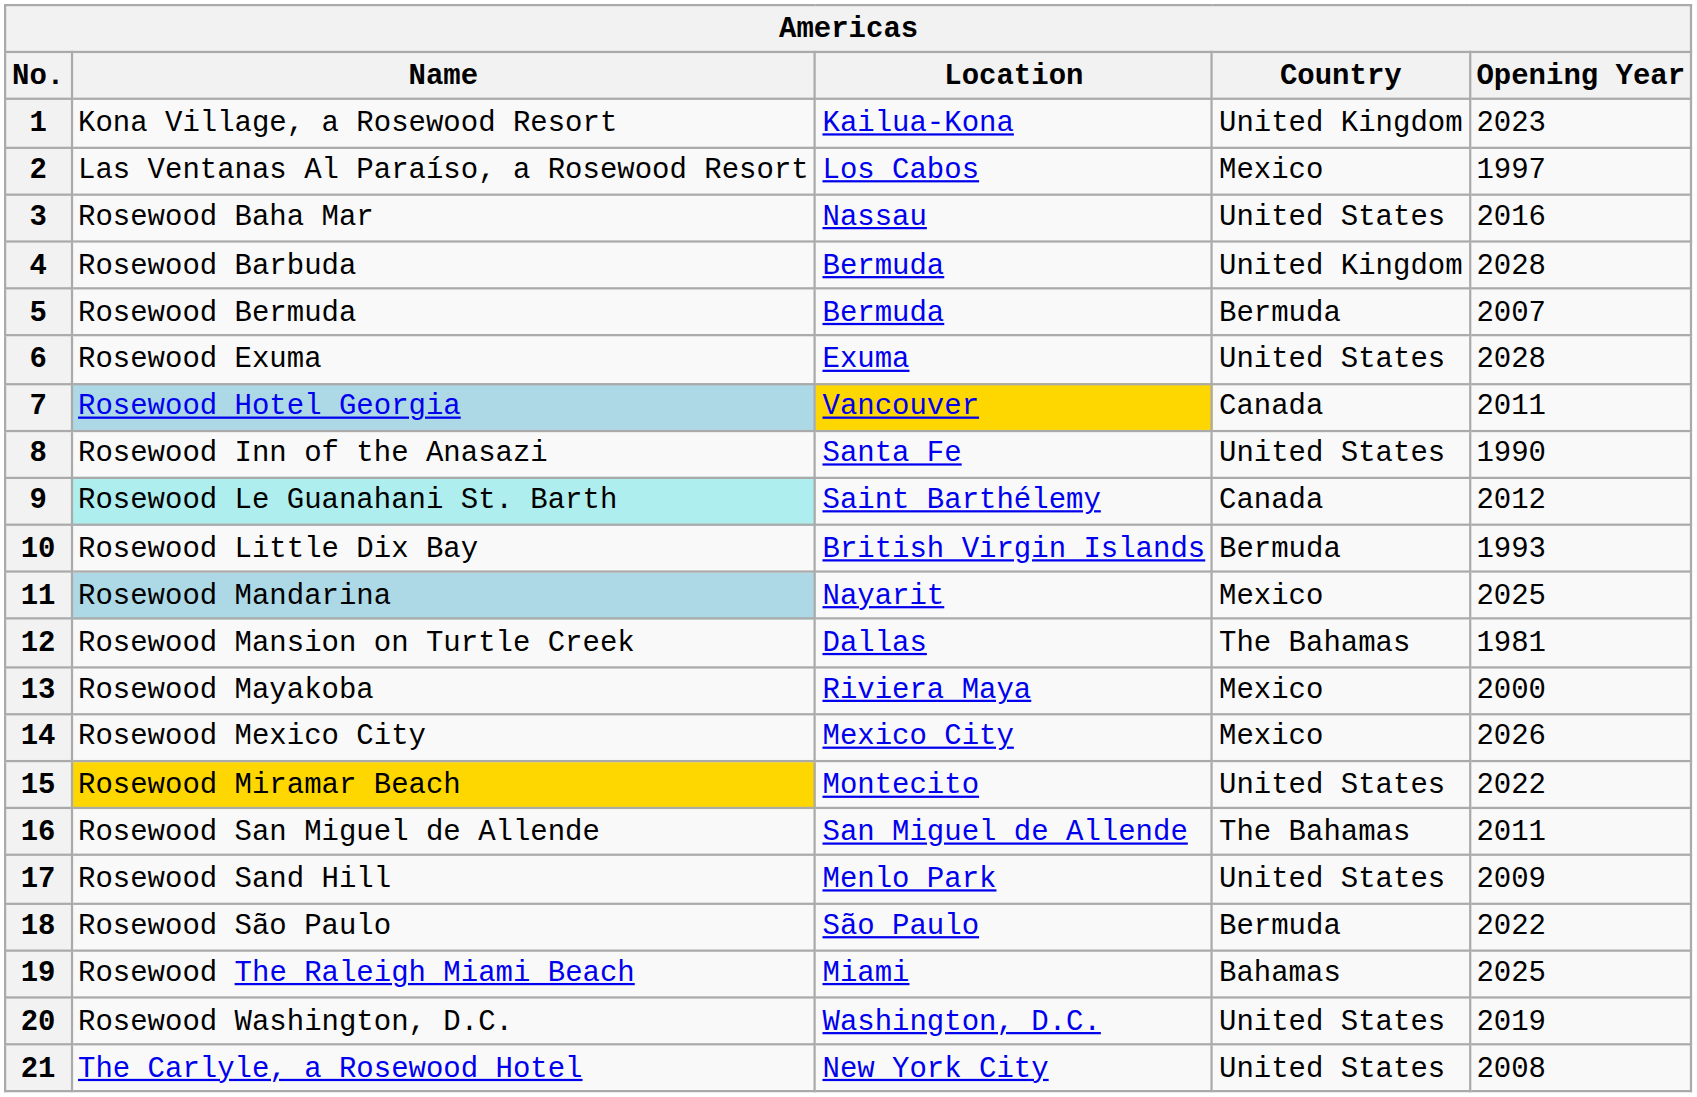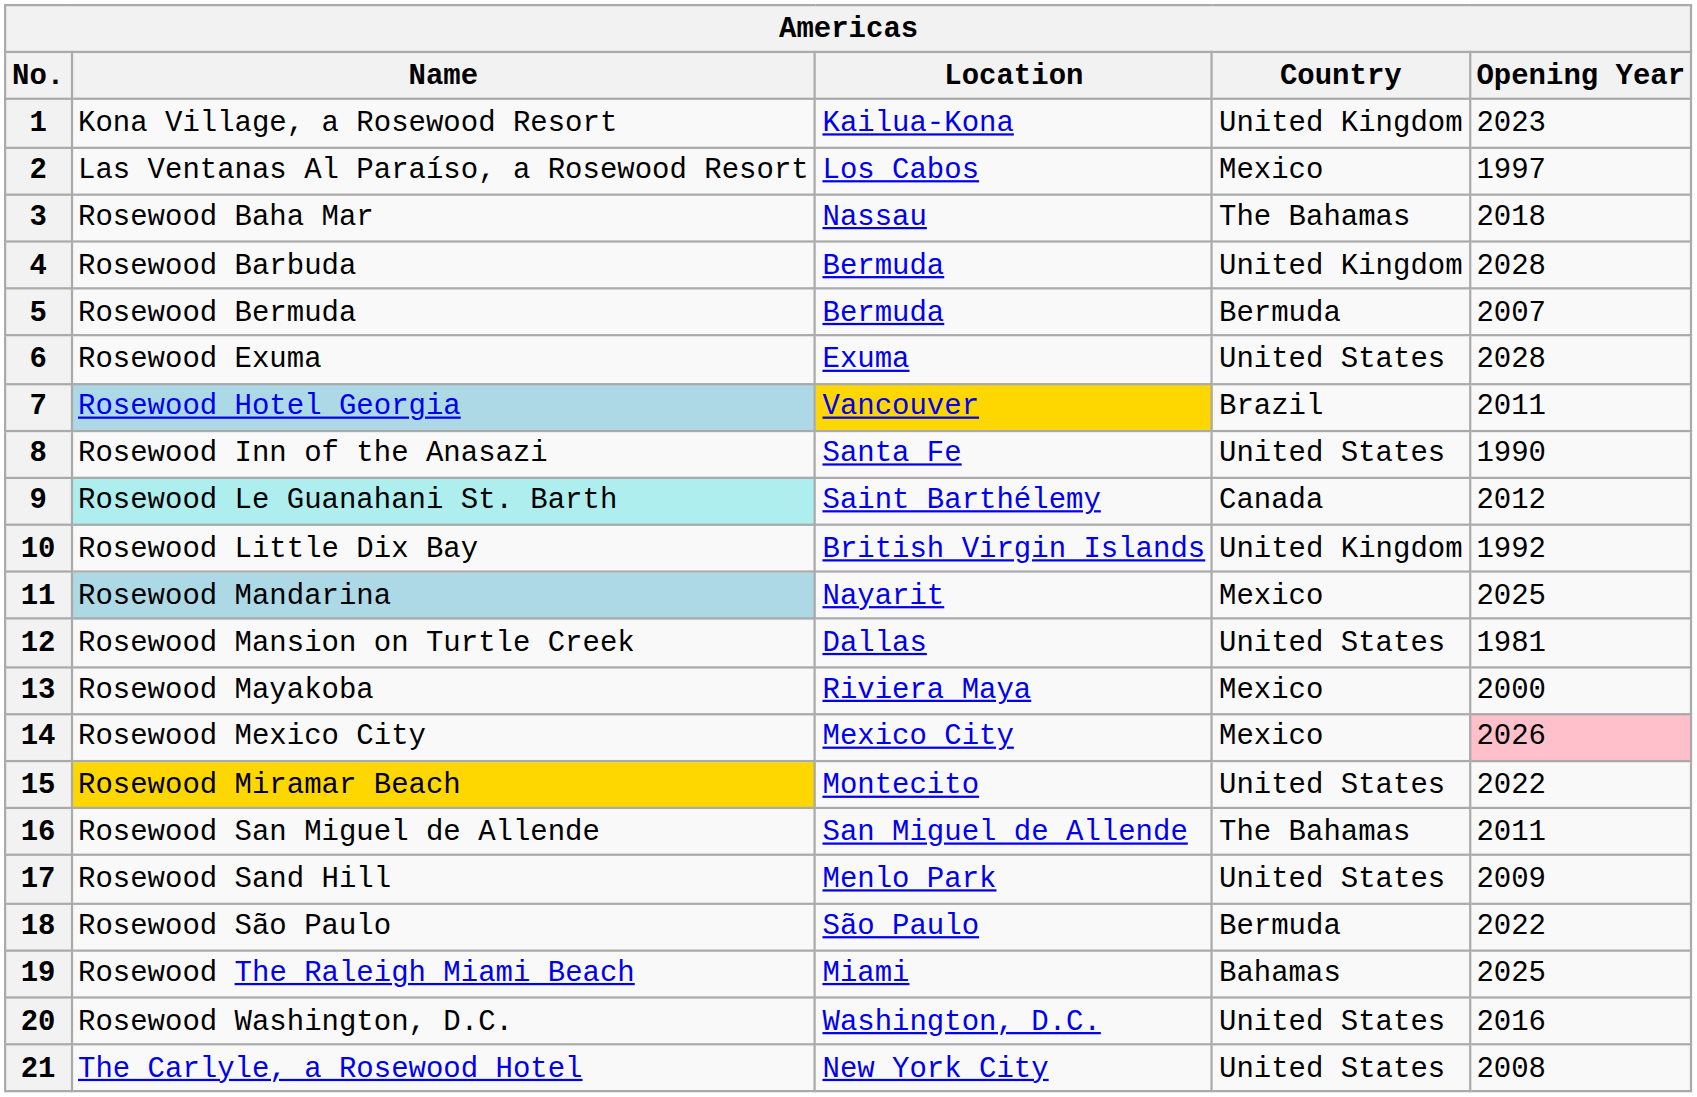(1332, 218) United States -> (1315, 218) The Bahamas
(1511, 218) 2016 -> (1511, 218) 2018
(1271, 407) Canada -> (1271, 407) Brazil
(1280, 548) Bermuda -> (1341, 548) United Kingdom
(1511, 548) 1993 -> (1511, 548) 1992
(1315, 643) The Bahamas -> (1332, 643) United States
(1511, 737) no background -> (1511, 737) pink background
(1511, 1021) 2019 -> (1511, 1021) 2016
